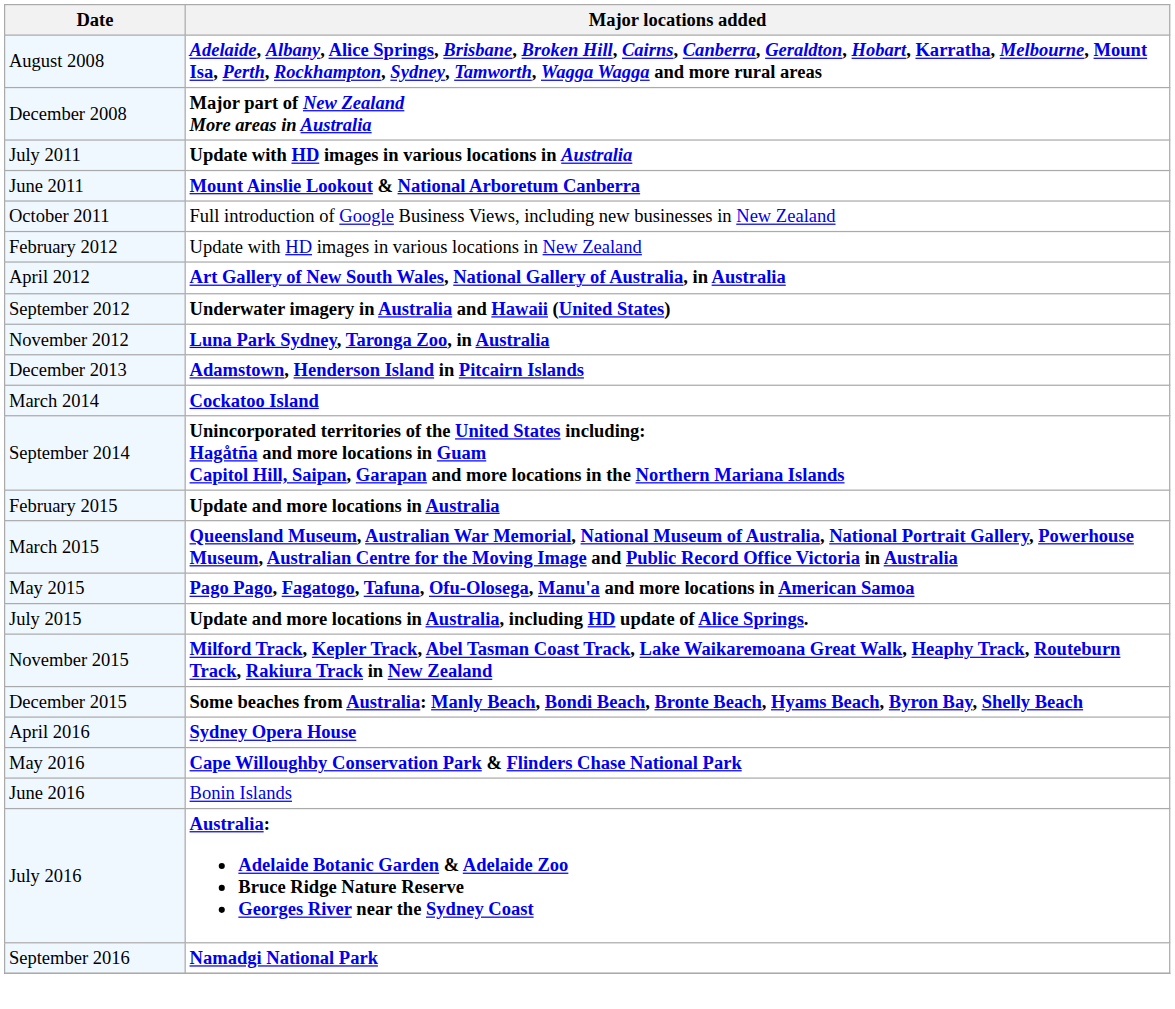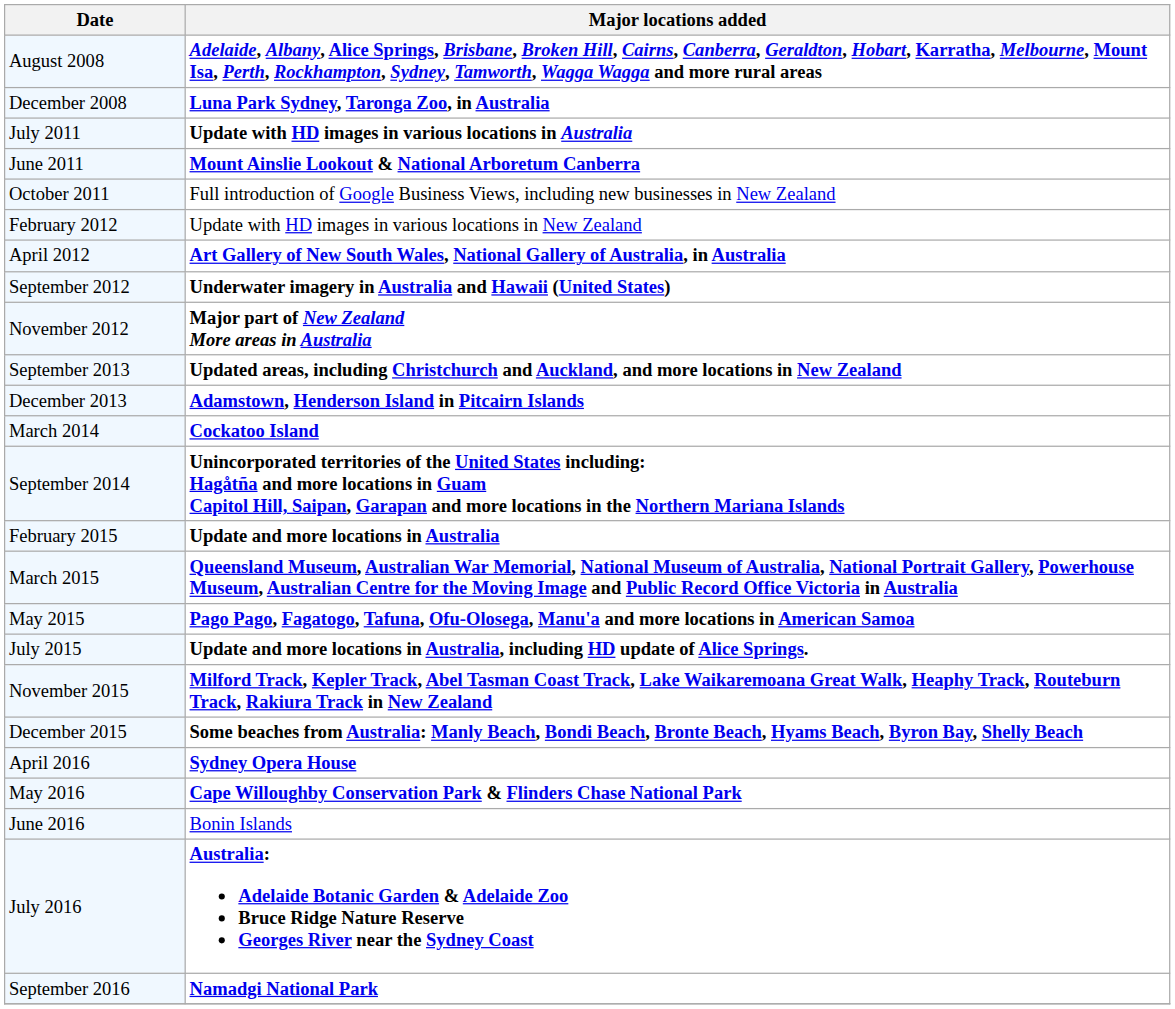(297, 114) Major part of New Zealand More areas in Australia -> (370, 103) Luna Park Sydney, Taronga Zoo, in Australia
(370, 339) Luna Park Sydney, Taronga Zoo, in Australia -> (297, 328) Major part of New Zealand More areas in Australia
+ row: (69, 369)
